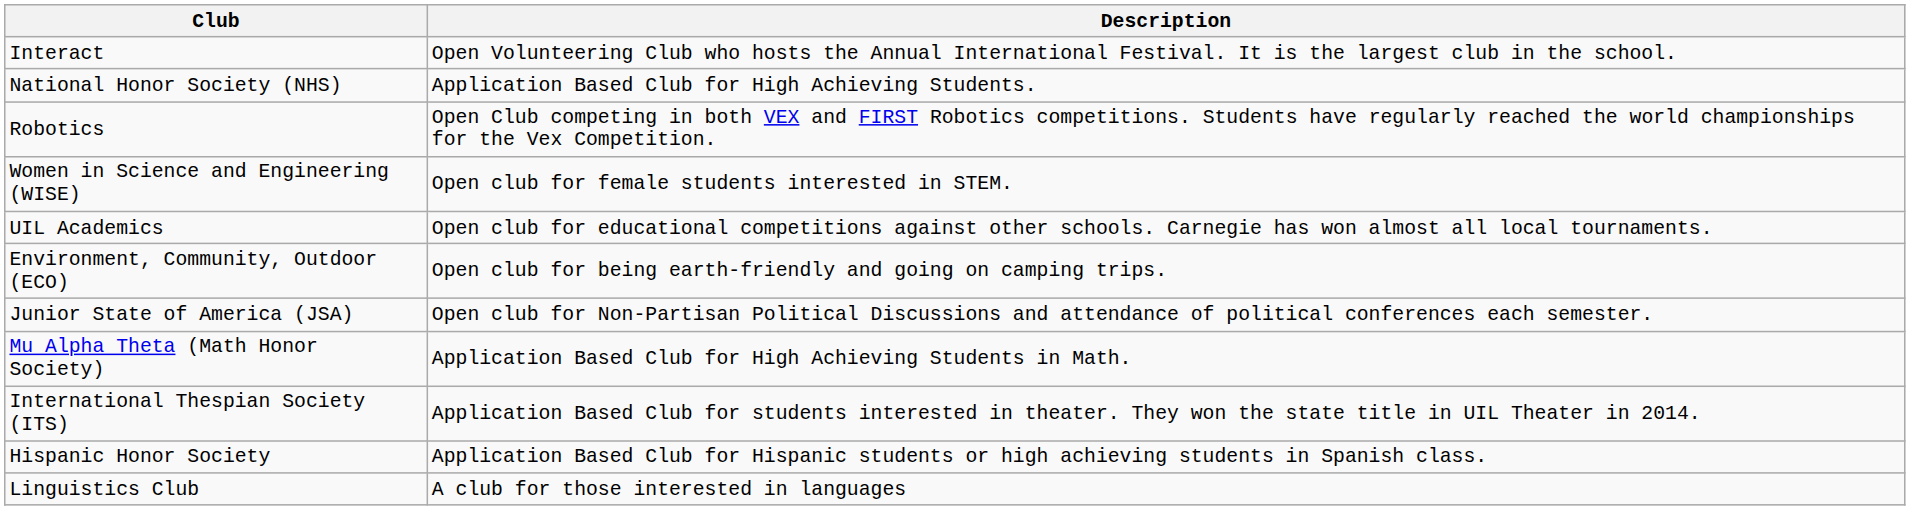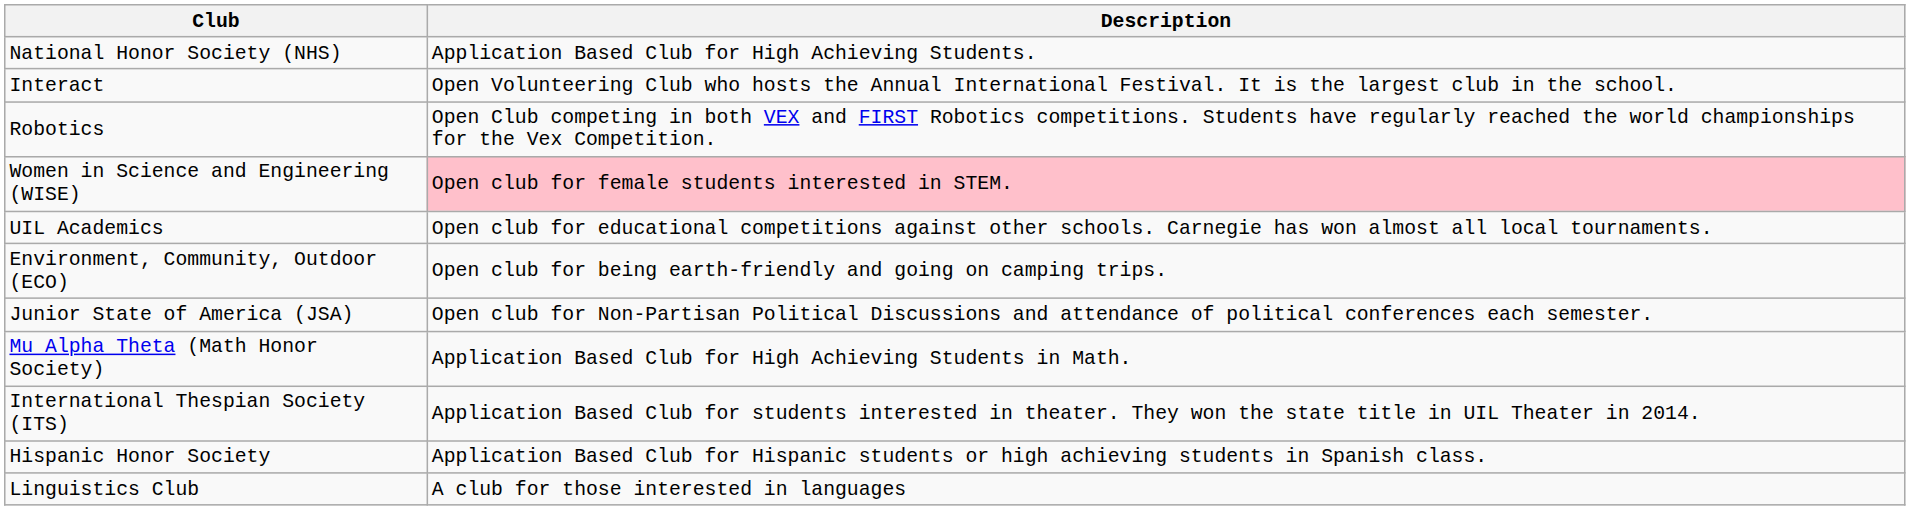rows swapped: (57, 53) <-> (175, 85)
(722, 184) no background -> (722, 184) pink background
